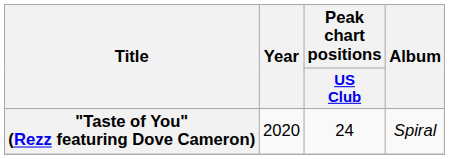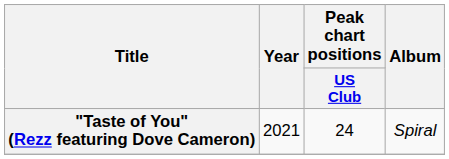(281, 131) 2020 -> (281, 131) 2021
